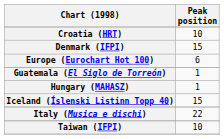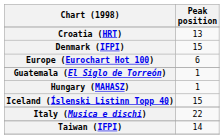(198, 34) 10 -> (198, 34) 13
(198, 127) 10 -> (198, 127) 14
